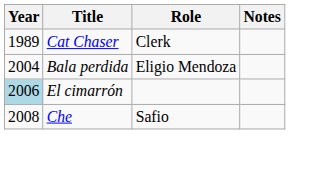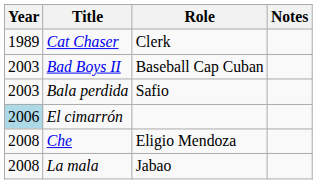+ row: (84, 66)
(24, 66) 2004 -> (24, 91) 2003
(186, 66) Eligio Mendoza -> (152, 91) Safio
(152, 116) Safio -> (186, 141) Eligio Mendoza
+ row: (73, 166)
